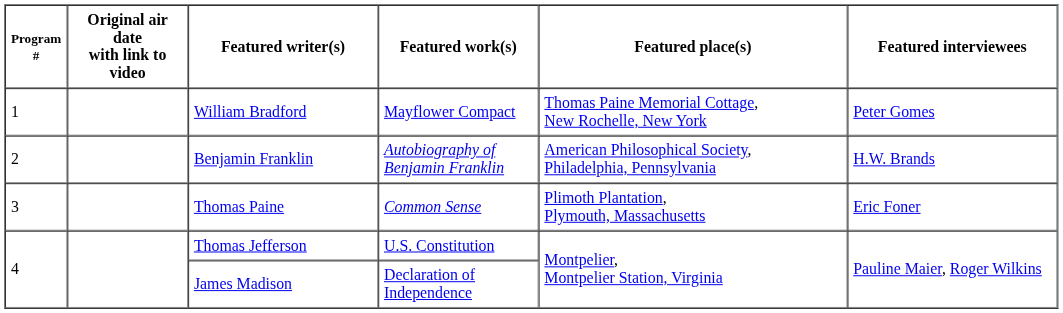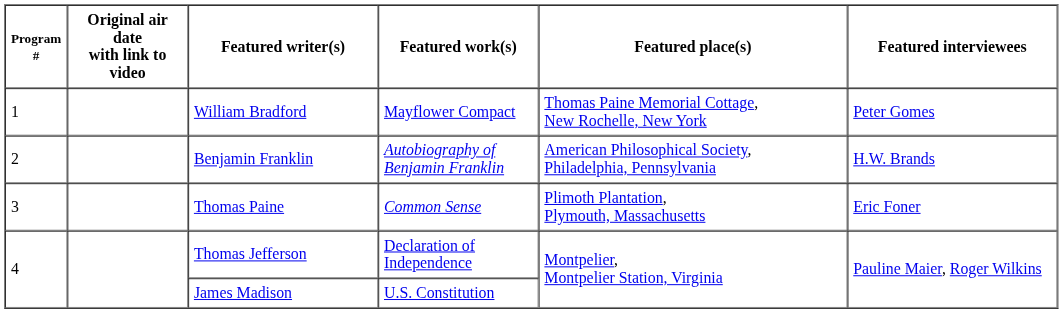(439, 245) U.S. Constitution -> (430, 254) Declaration of Independence
(430, 284) Declaration of Independence -> (439, 293) U.S. Constitution
